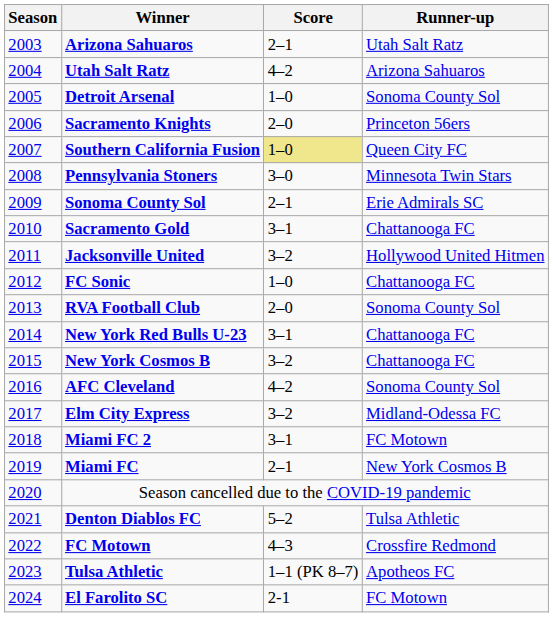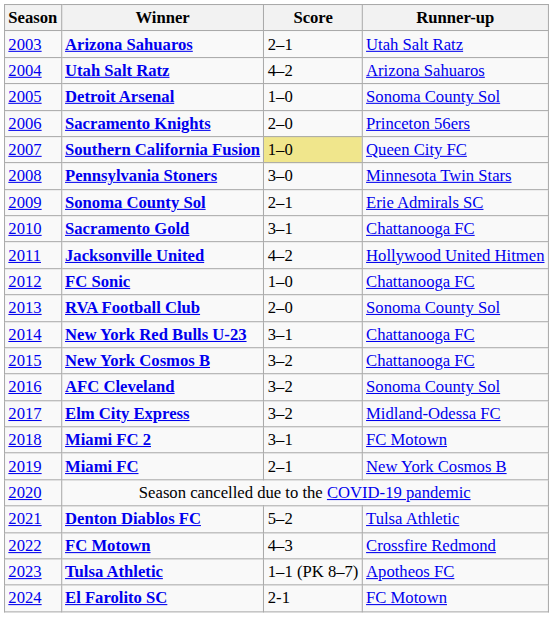(280, 255) 3–2 -> (280, 255) 4–2
(280, 387) 4–2 -> (280, 387) 3–2
